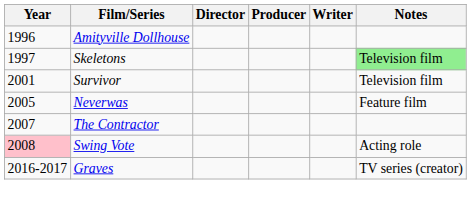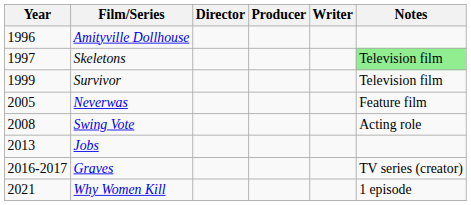(21, 80) 2001 -> (21, 80) 1999
- row: (116, 124)
(21, 146) pink background -> (21, 124) no background
+ row: (86, 146)
+ row: (120, 189)
